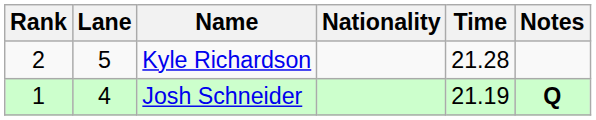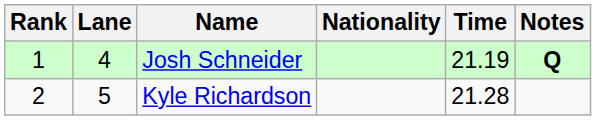rows swapped: (222, 96) <-> (227, 59)
